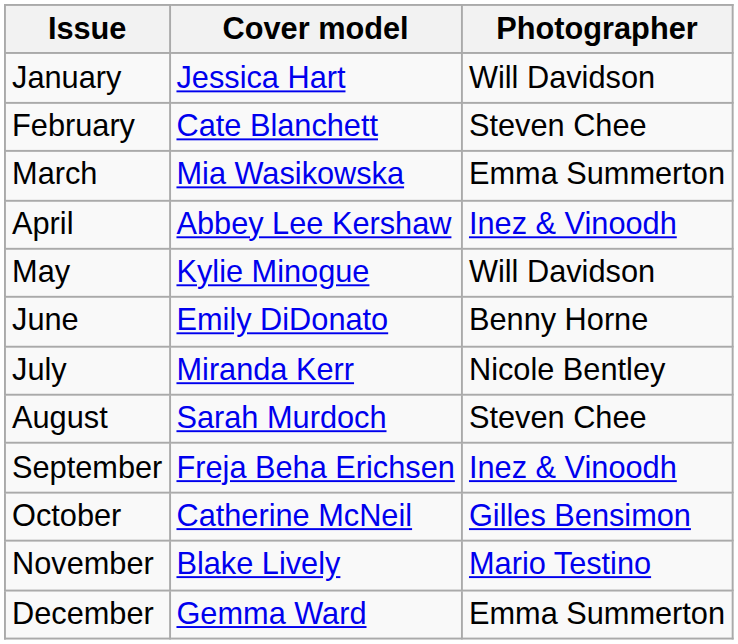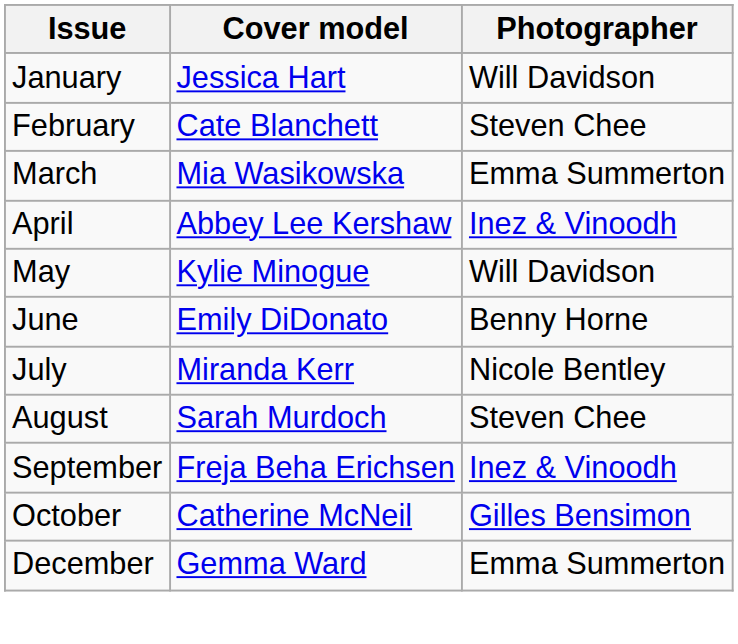- row: (83, 564)
